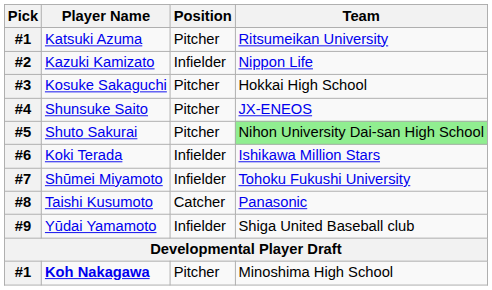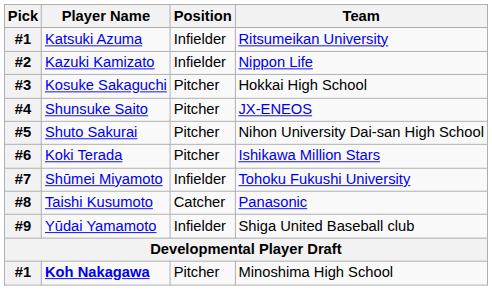(197, 39) Pitcher -> (200, 39) Infielder
(361, 132) lightgreen background -> (361, 132) no background
(200, 156) Infielder -> (197, 156) Pitcher
